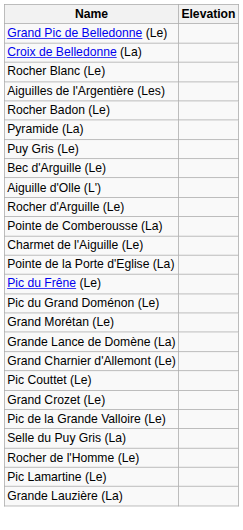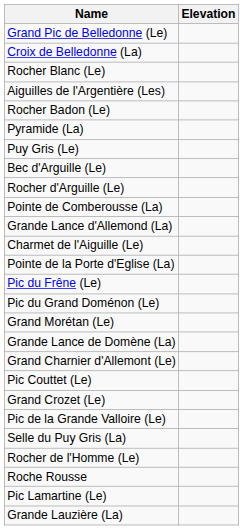- row: (54, 187)
+ row: (90, 226)
+ row: (47, 476)
